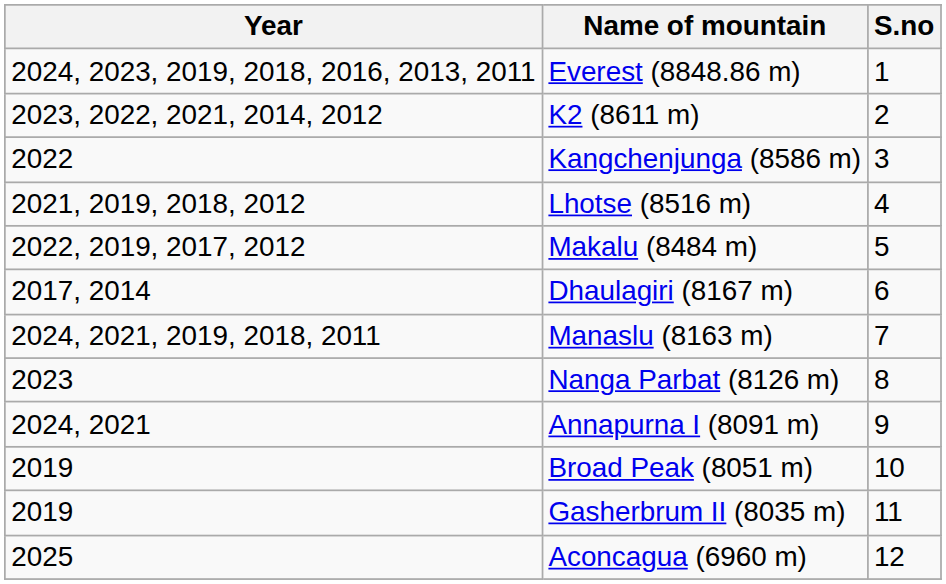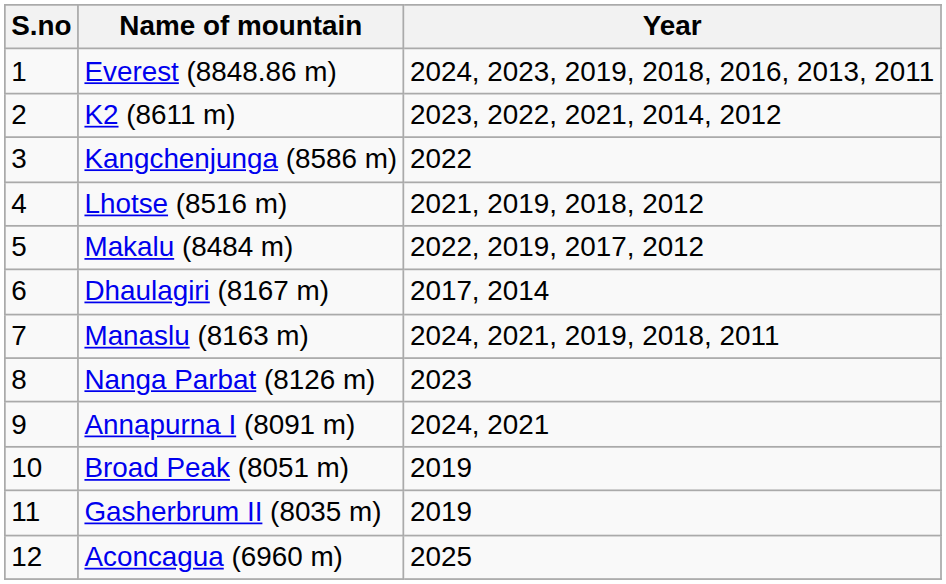columns swapped: (904, 26) <-> (273, 26)
